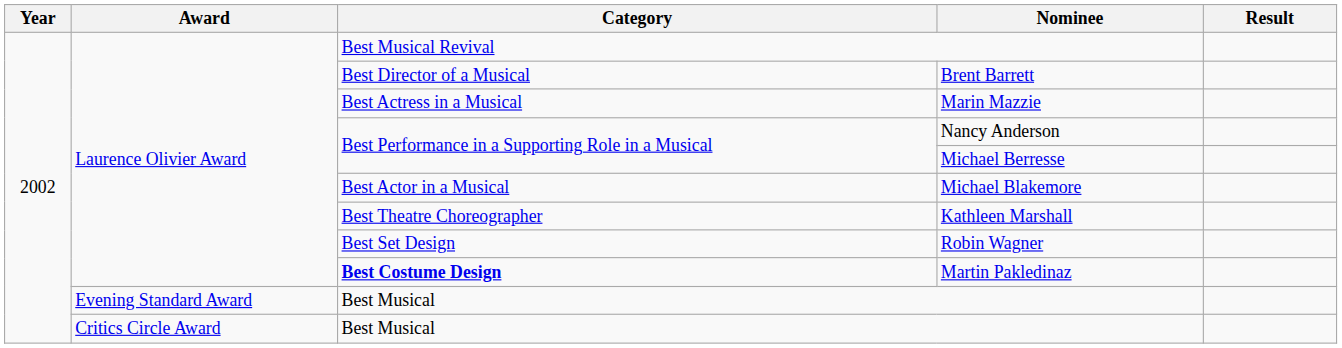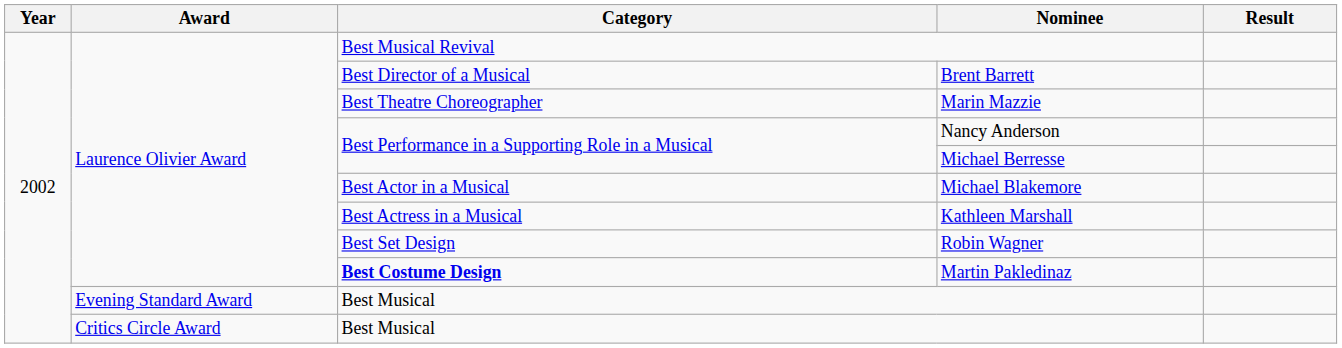(432, 103) Best Actress in a Musical -> (442, 103) Best Theatre Choreographer
(442, 215) Best Theatre Choreographer -> (432, 215) Best Actress in a Musical
